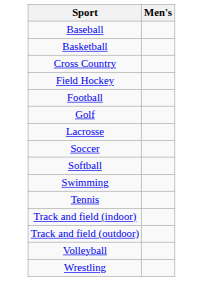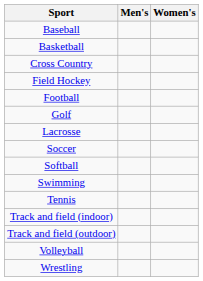+ column: (175, 13)
